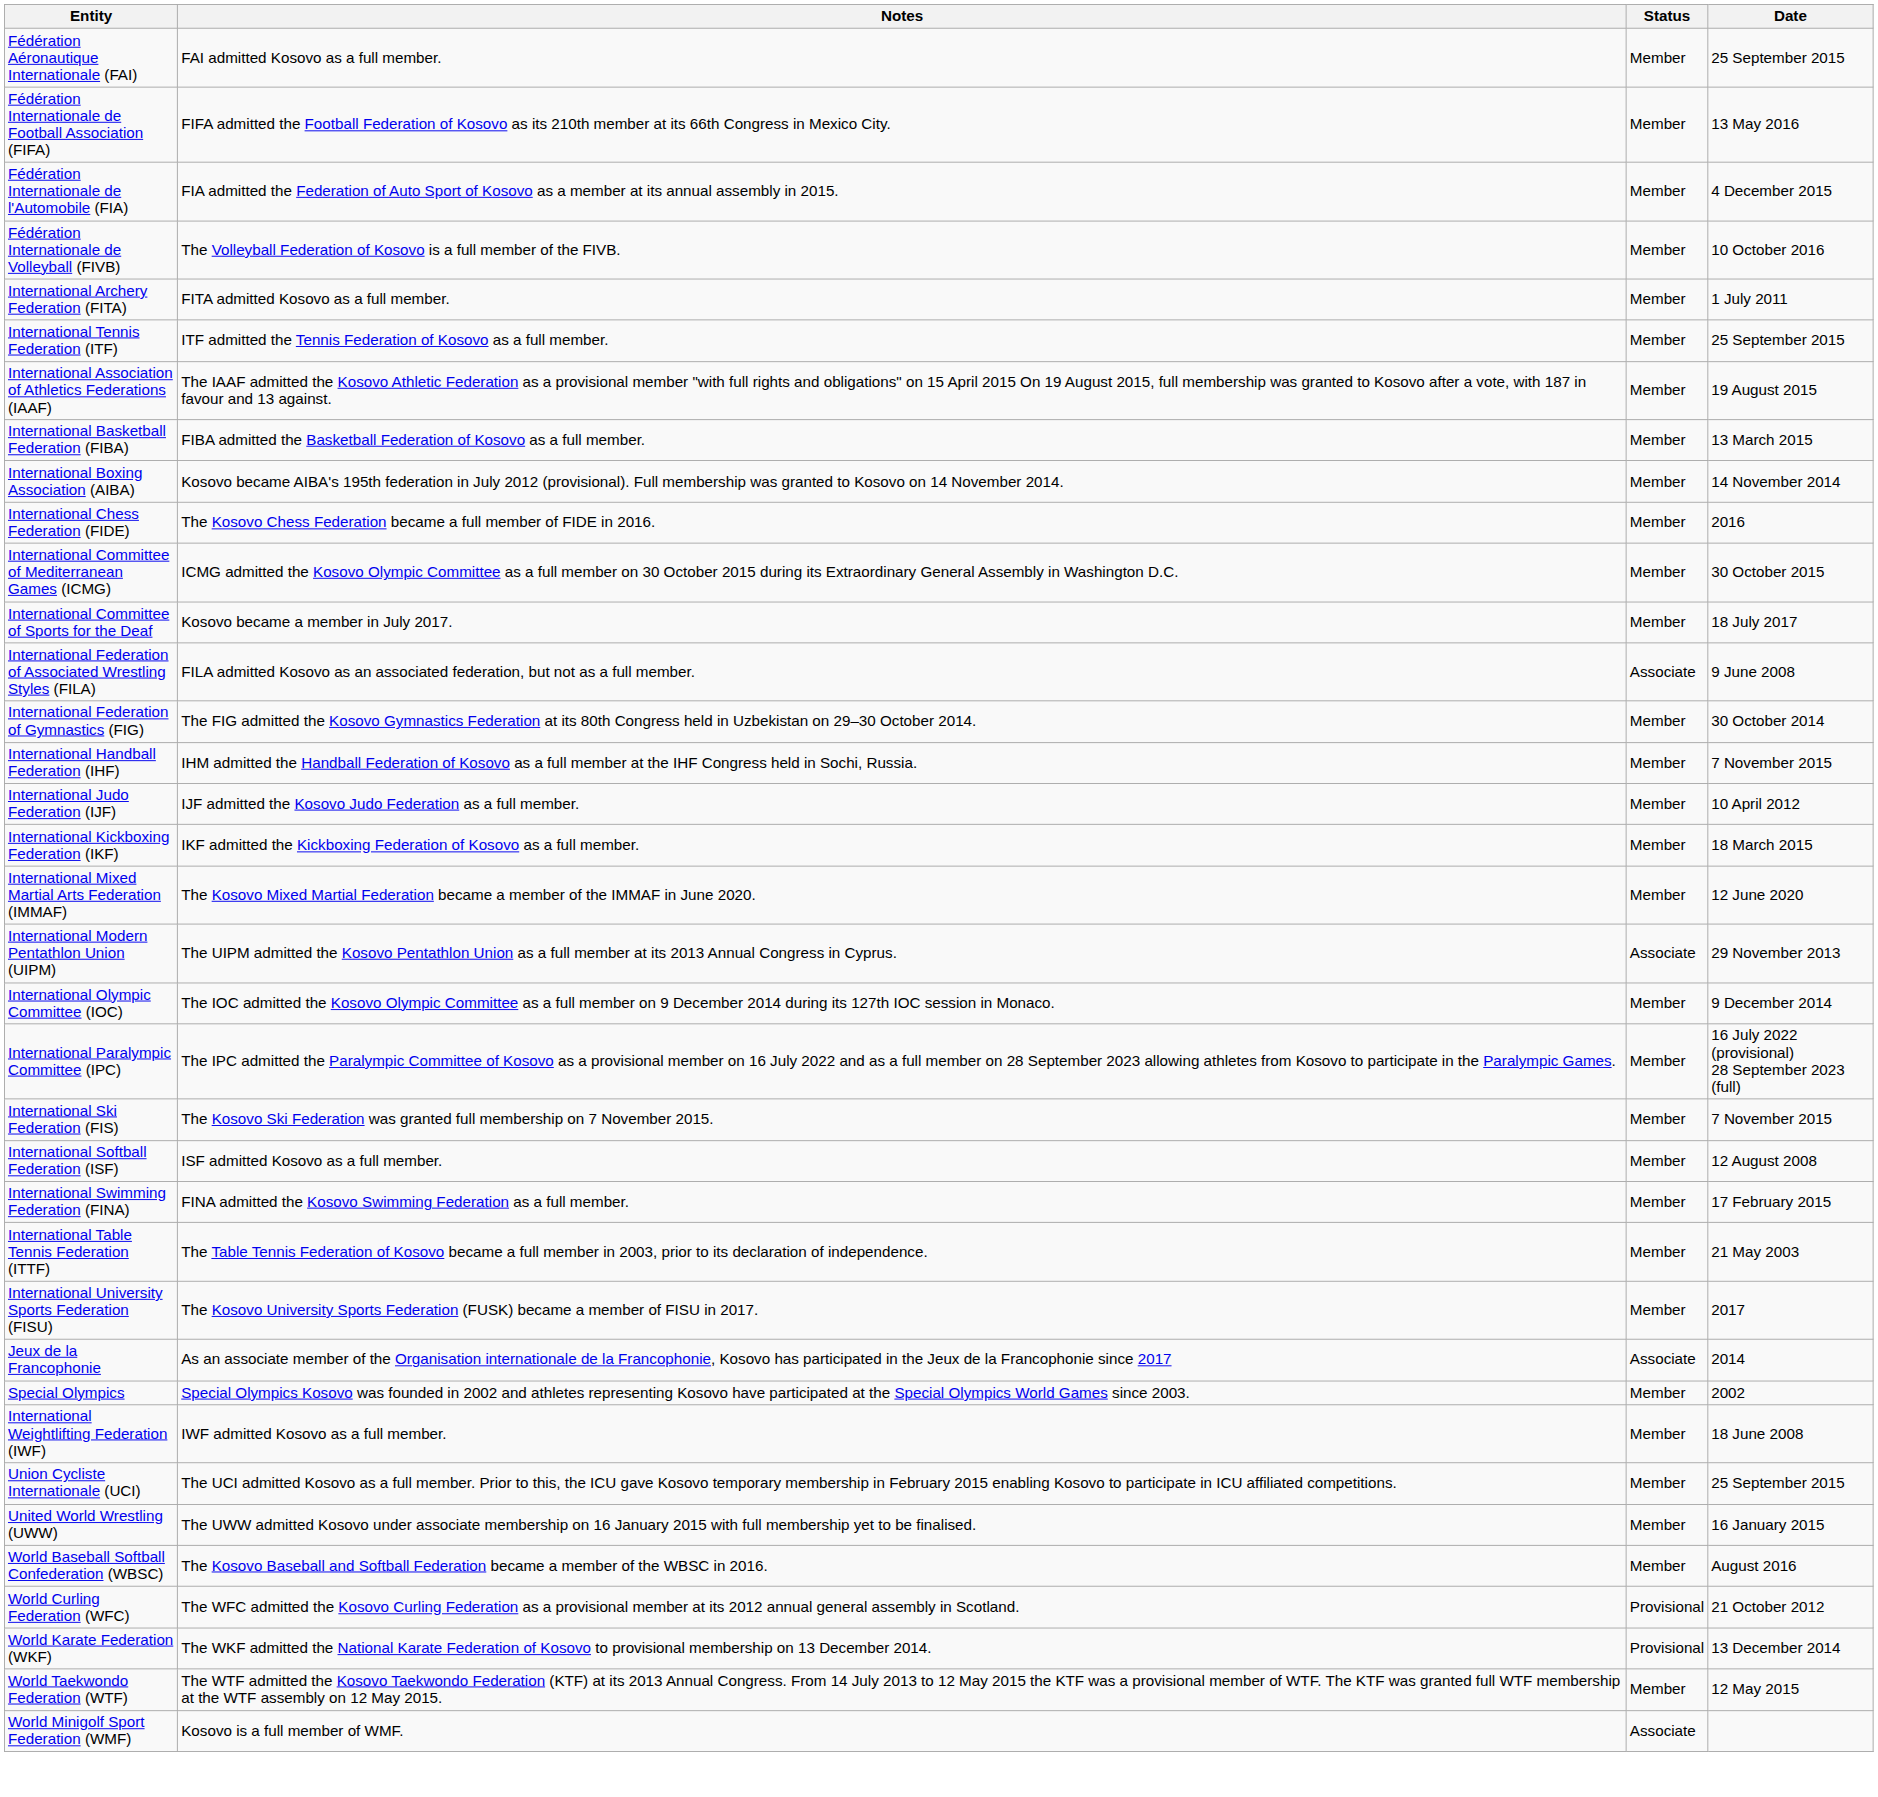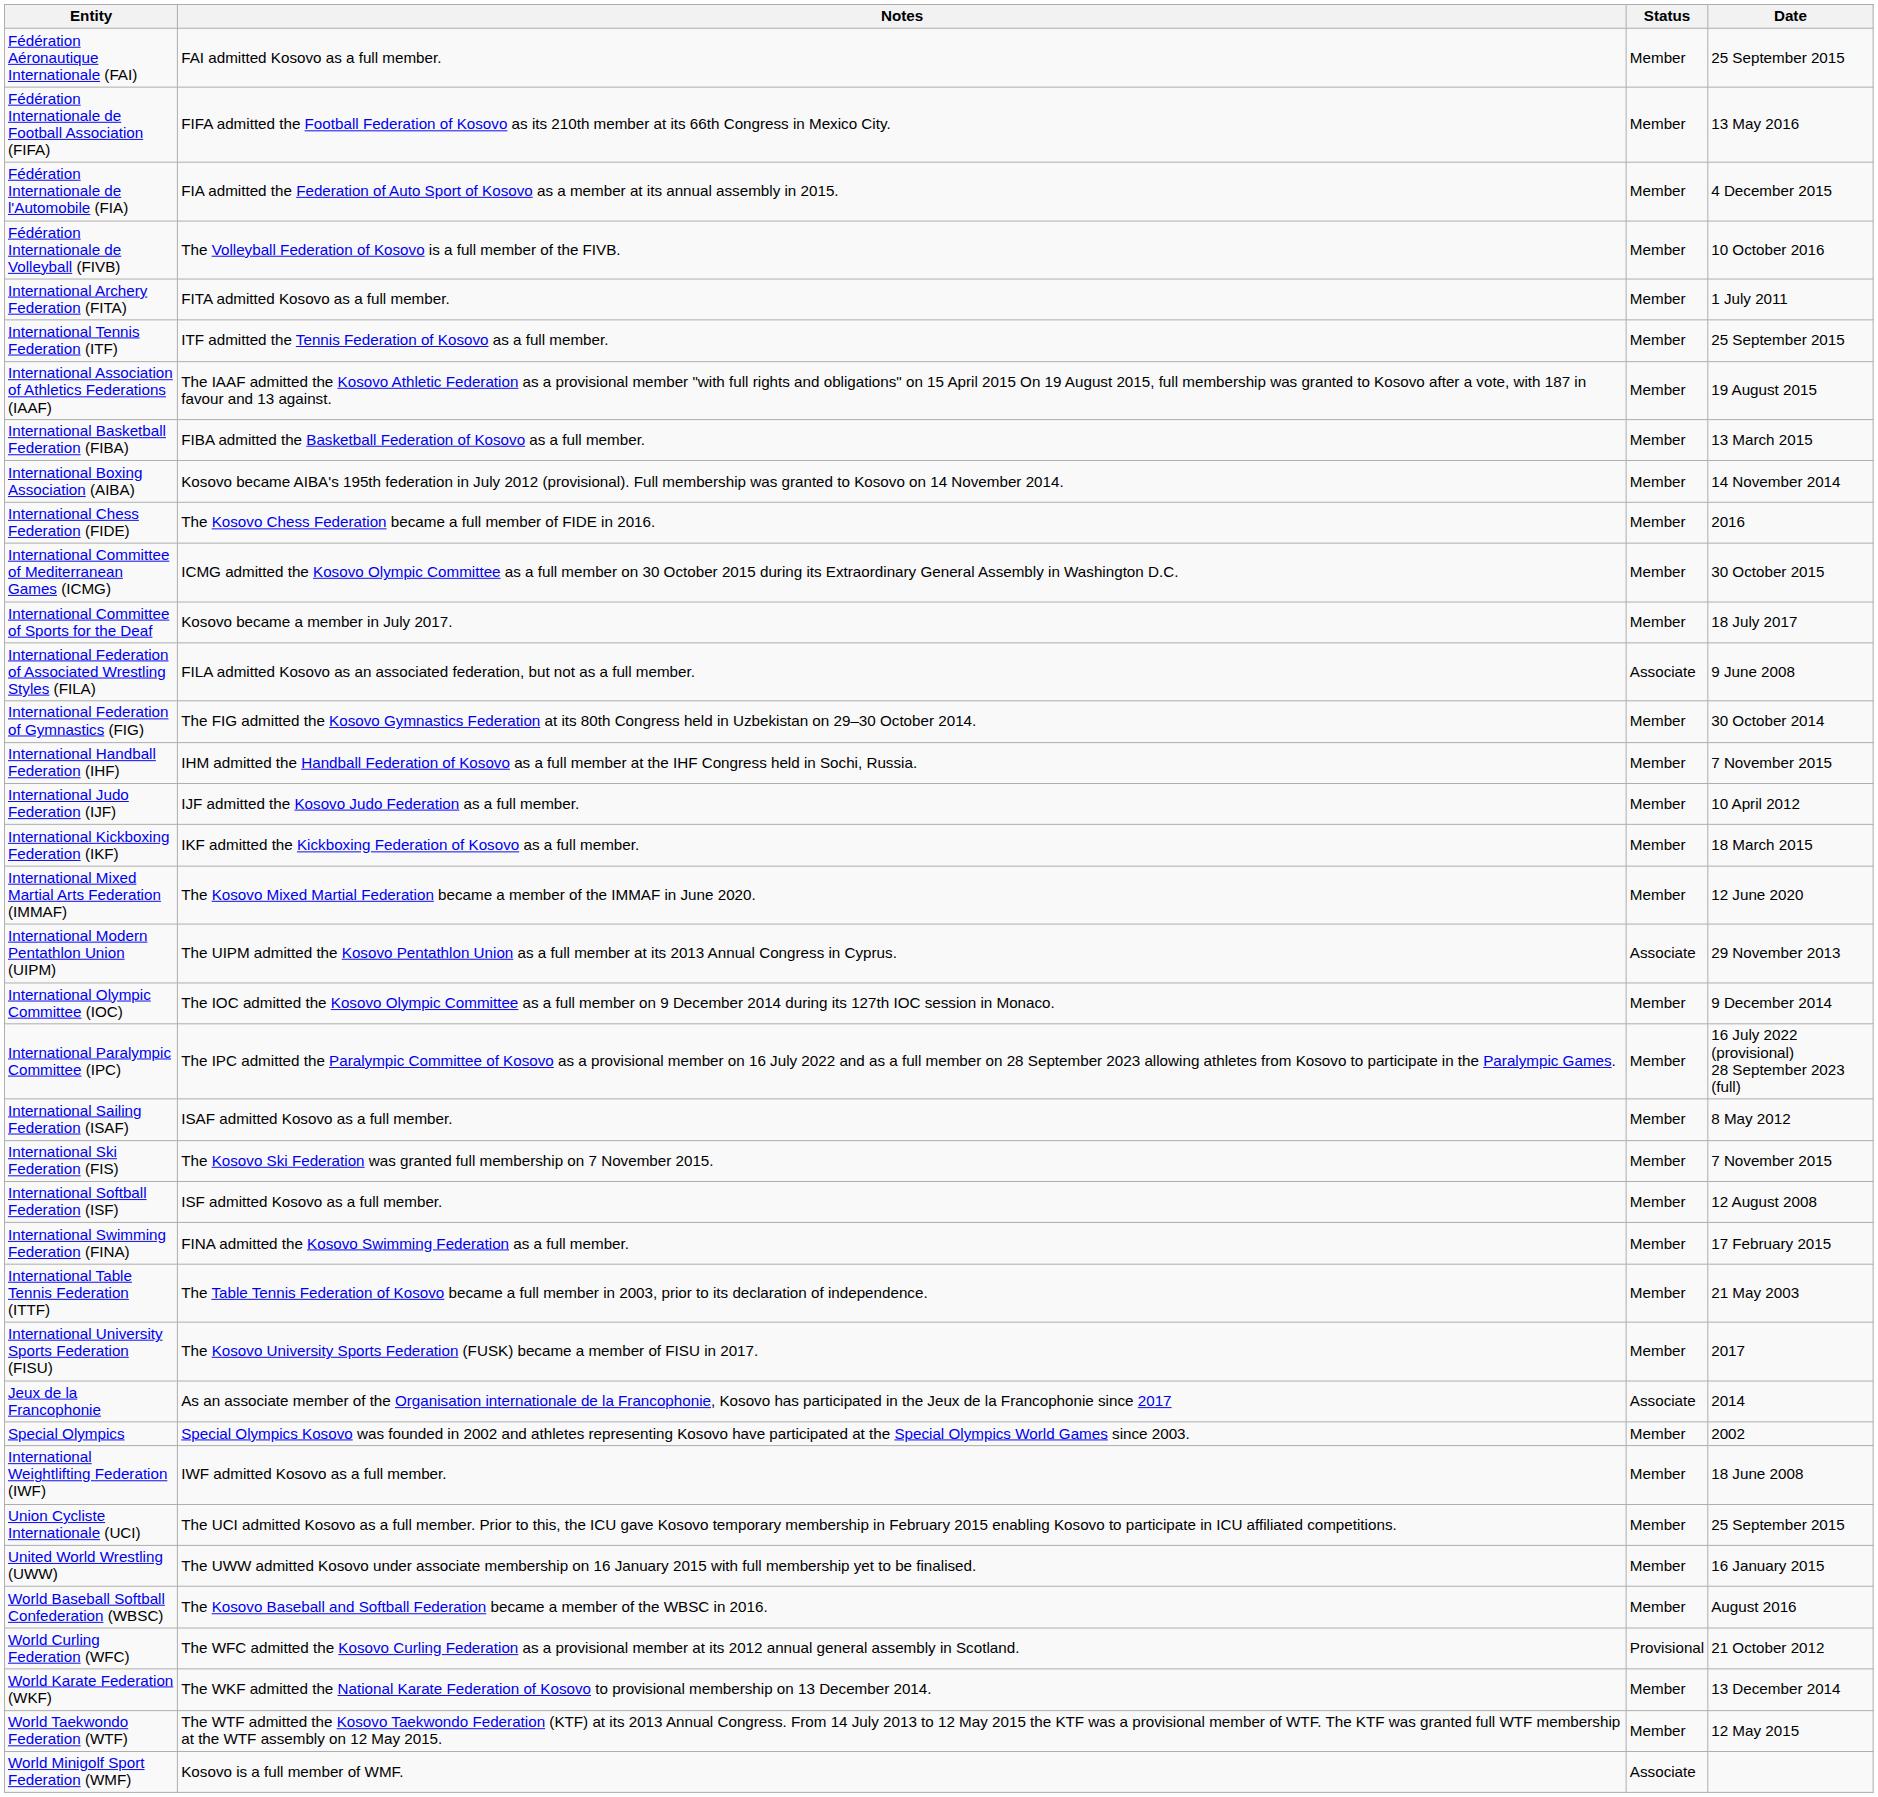+ row: (75, 1119)
(1667, 1648) Provisional -> (1658, 1689) Member
